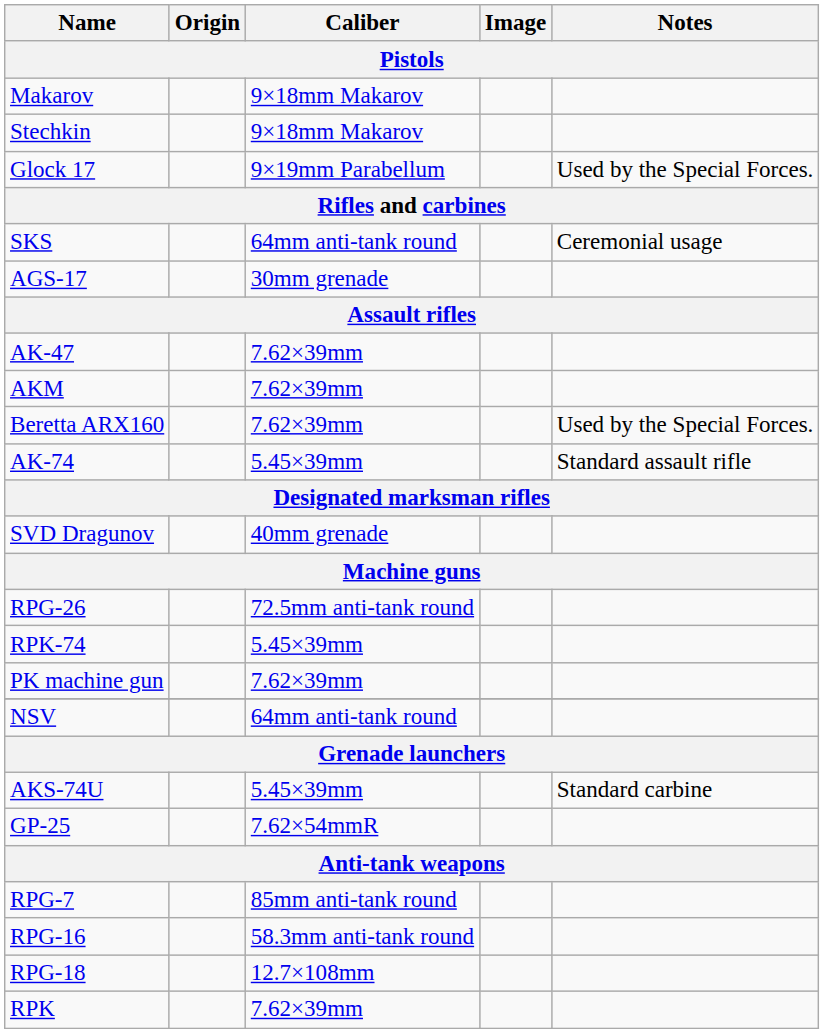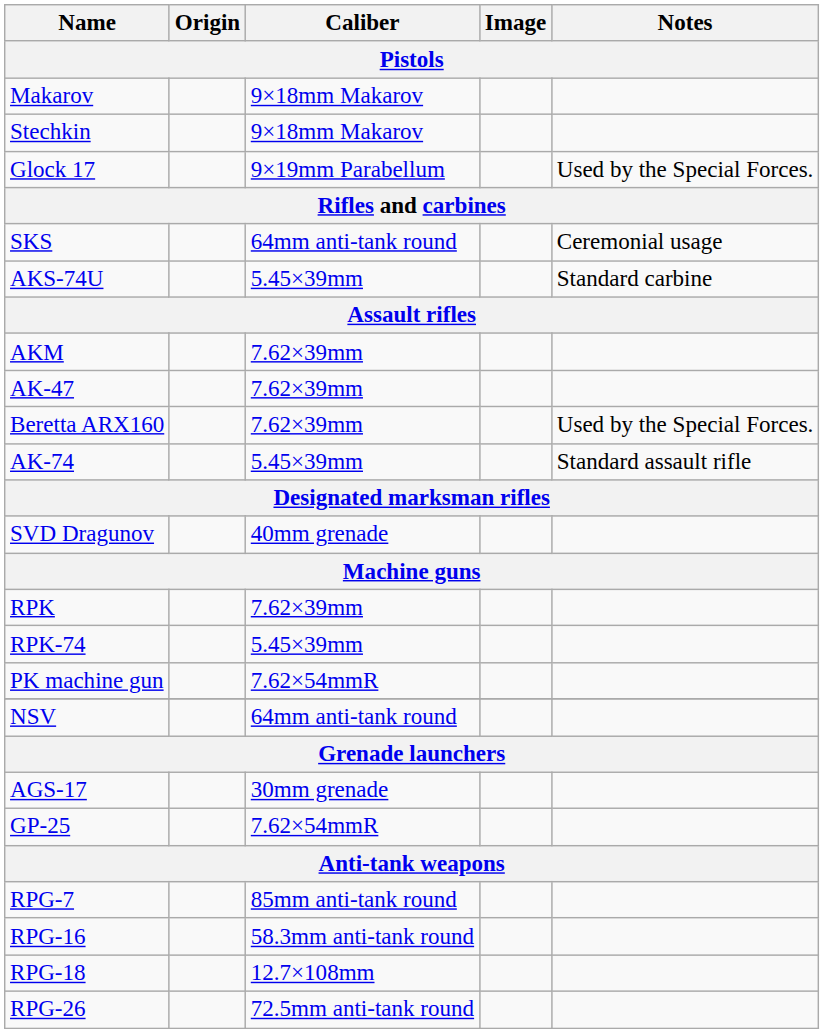rows swapped: (57, 790) <-> (48, 278)
rows swapped: (42, 351) <-> (37, 388)
rows swapped: (32, 1009) <-> (48, 607)
(307, 680) 7.62×39mm -> (315, 680) 7.62×54mmR
